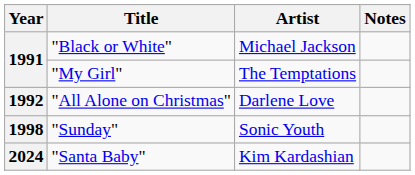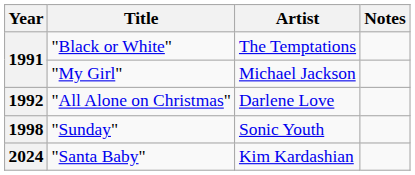(297, 45) Michael Jackson -> (298, 45) The Temptations
(298, 73) The Temptations -> (297, 73) Michael Jackson
